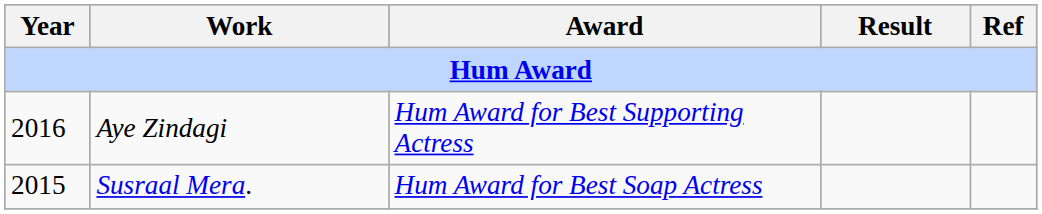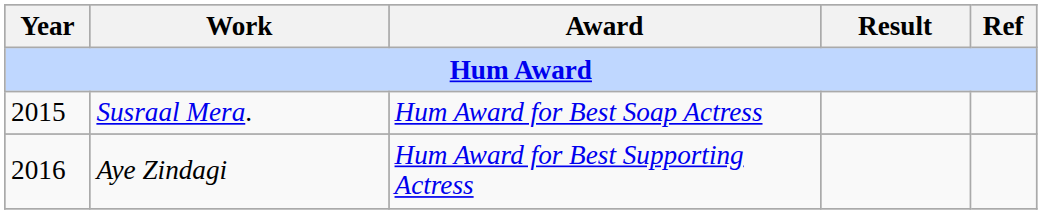rows swapped: (174, 186) <-> (162, 127)
